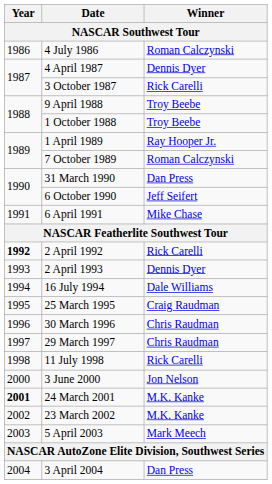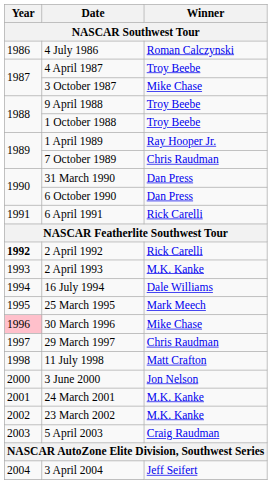(176, 68) Dennis Dyer -> (174, 68) Troy Beebe
(175, 86) Rick Carelli -> (174, 86) Mike Chase
(190, 159) Roman Calczynski -> (183, 159) Chris Raudman
(172, 196) Jeff Seifert -> (170, 196) Dan Press
(174, 214) Mike Chase -> (175, 214) Rick Carelli
(176, 269) Dennis Dyer -> (175, 269) M.K. Kanke
(183, 305) Craig Raudman -> (176, 305) Mark Meech
(19, 324) no background -> (19, 324) pink background
(183, 324) Chris Raudman -> (174, 324) Mike Chase
(175, 360) Rick Carelli -> (177, 360) Matt Crafton
(19, 397) bold -> (19, 397) normal
(176, 433) Mark Meech -> (183, 433) Craig Raudman
(170, 470) Dan Press -> (172, 470) Jeff Seifert
